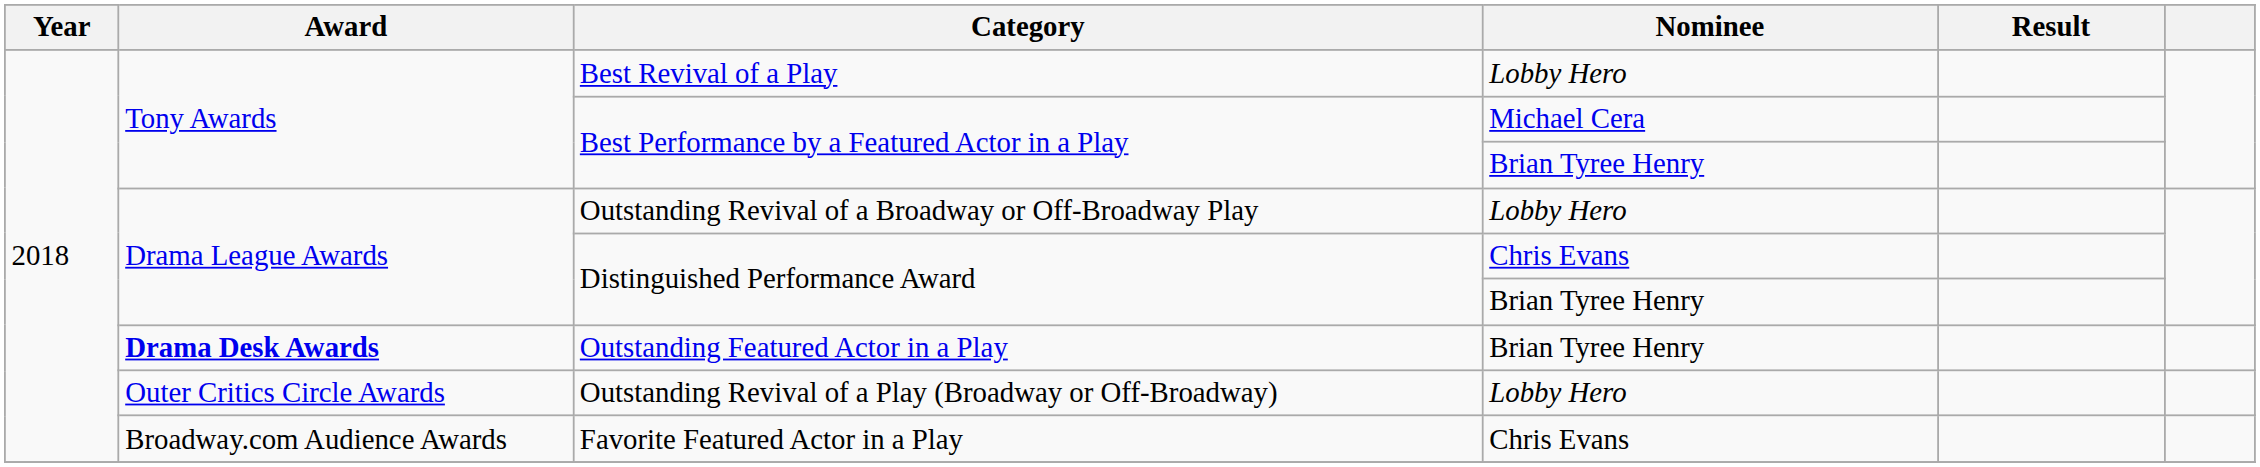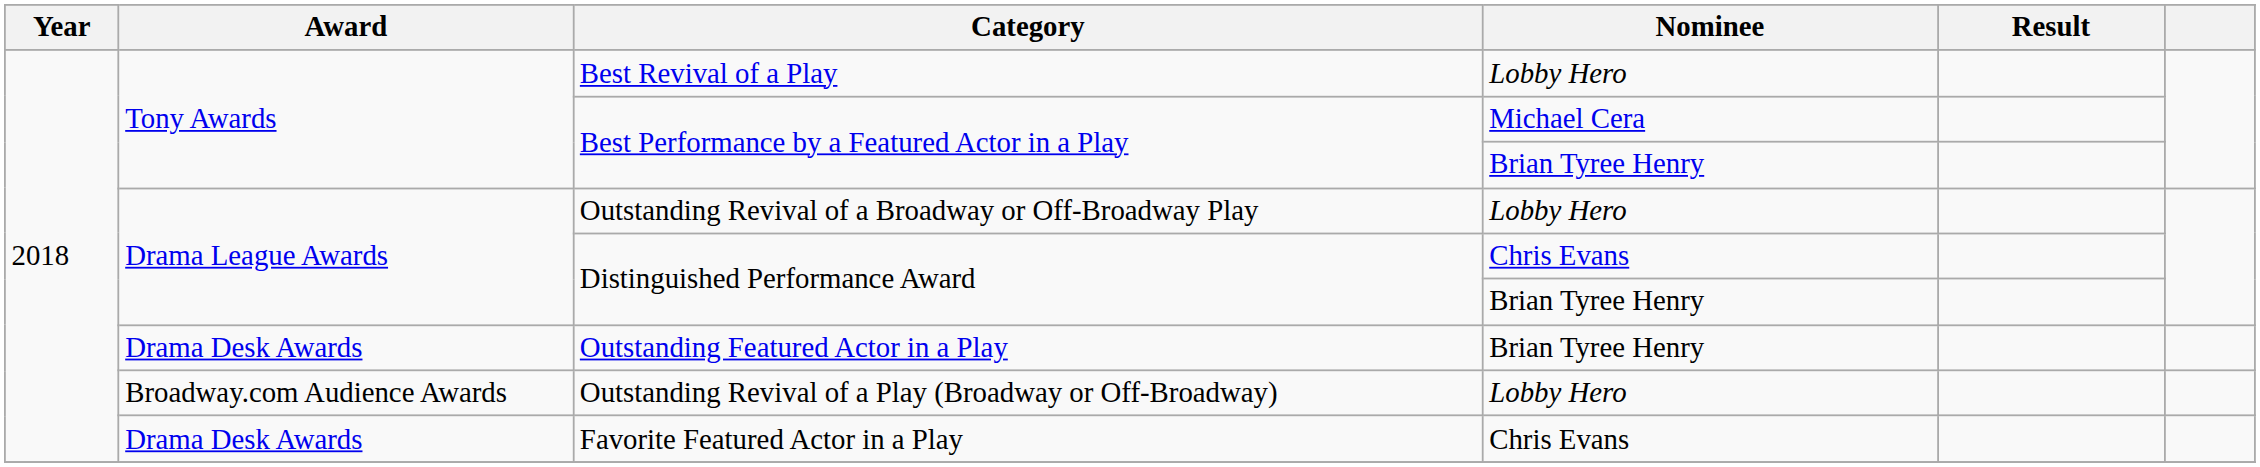(252, 347) bold -> (244, 347) normal
(285, 392) Outer Critics Circle Awards -> (316, 392) Broadway.com Audience Awards
(316, 438) Broadway.com Audience Awards -> (244, 438) Drama Desk Awards
